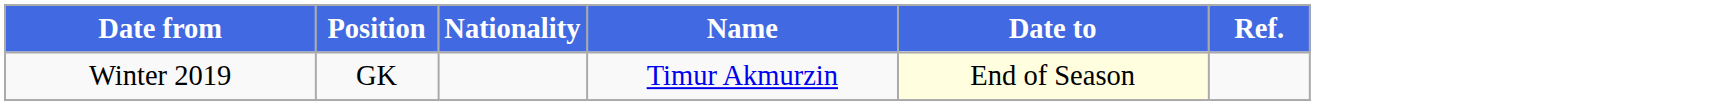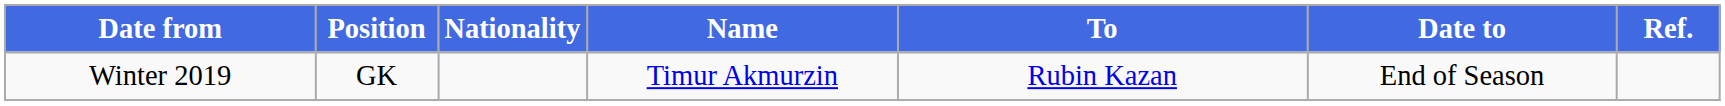+ column: (1102, 28)
(1053, 75) lightyellow background -> (1462, 75) no background
